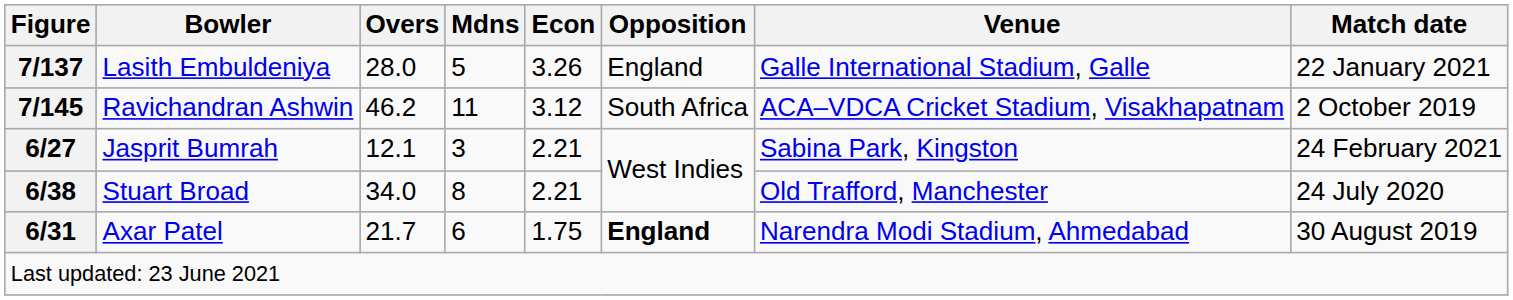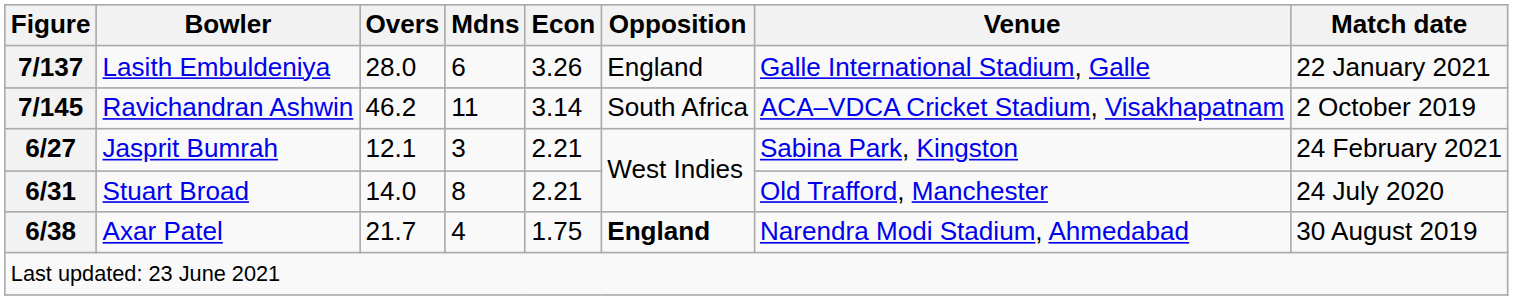(459, 66) 5 -> (459, 66) 6
(557, 107) 3.12 -> (557, 107) 3.14
(51, 190) 6/38 -> (51, 190) 6/31
(391, 190) 34.0 -> (391, 190) 14.0
(51, 231) 6/31 -> (51, 231) 6/38
(459, 231) 6 -> (459, 231) 4
